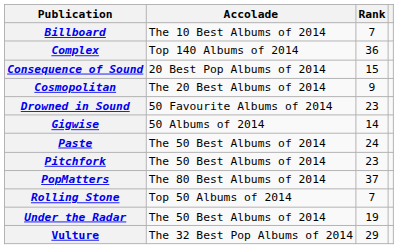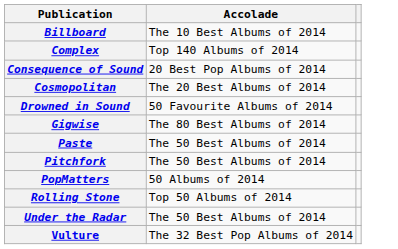- column: (372, 14)
(207, 124) 50 Albums of 2014 -> (237, 124) The 80 Best Albums of 2014
(237, 180) The 80 Best Albums of 2014 -> (207, 180) 50 Albums of 2014
